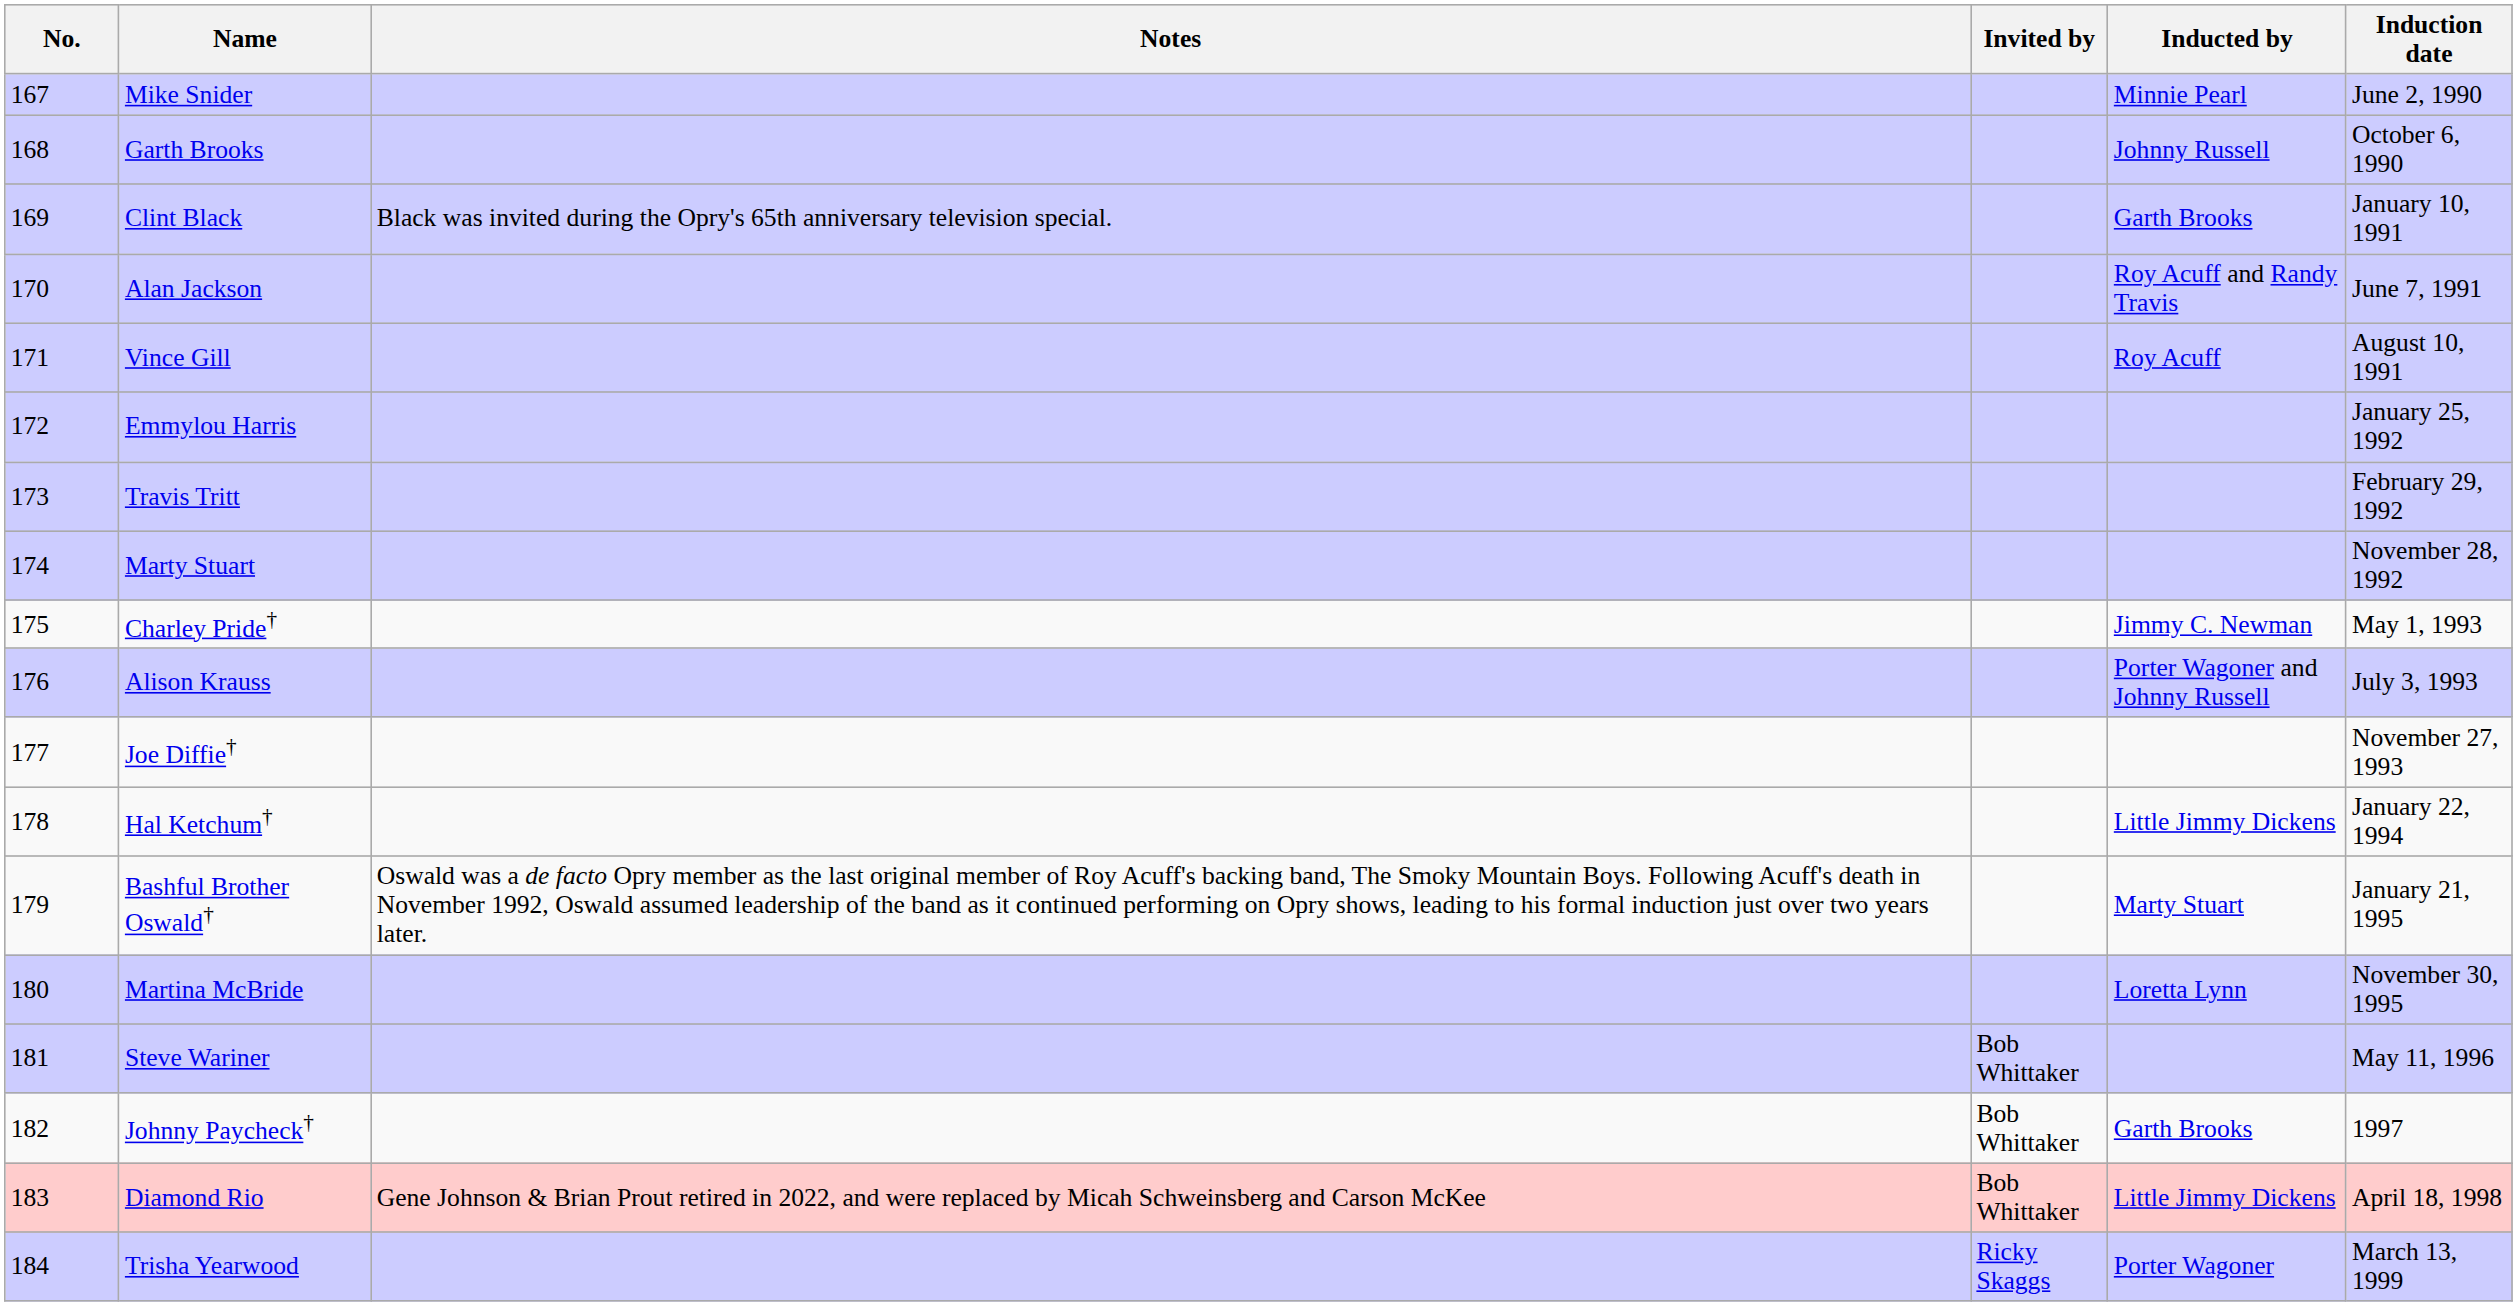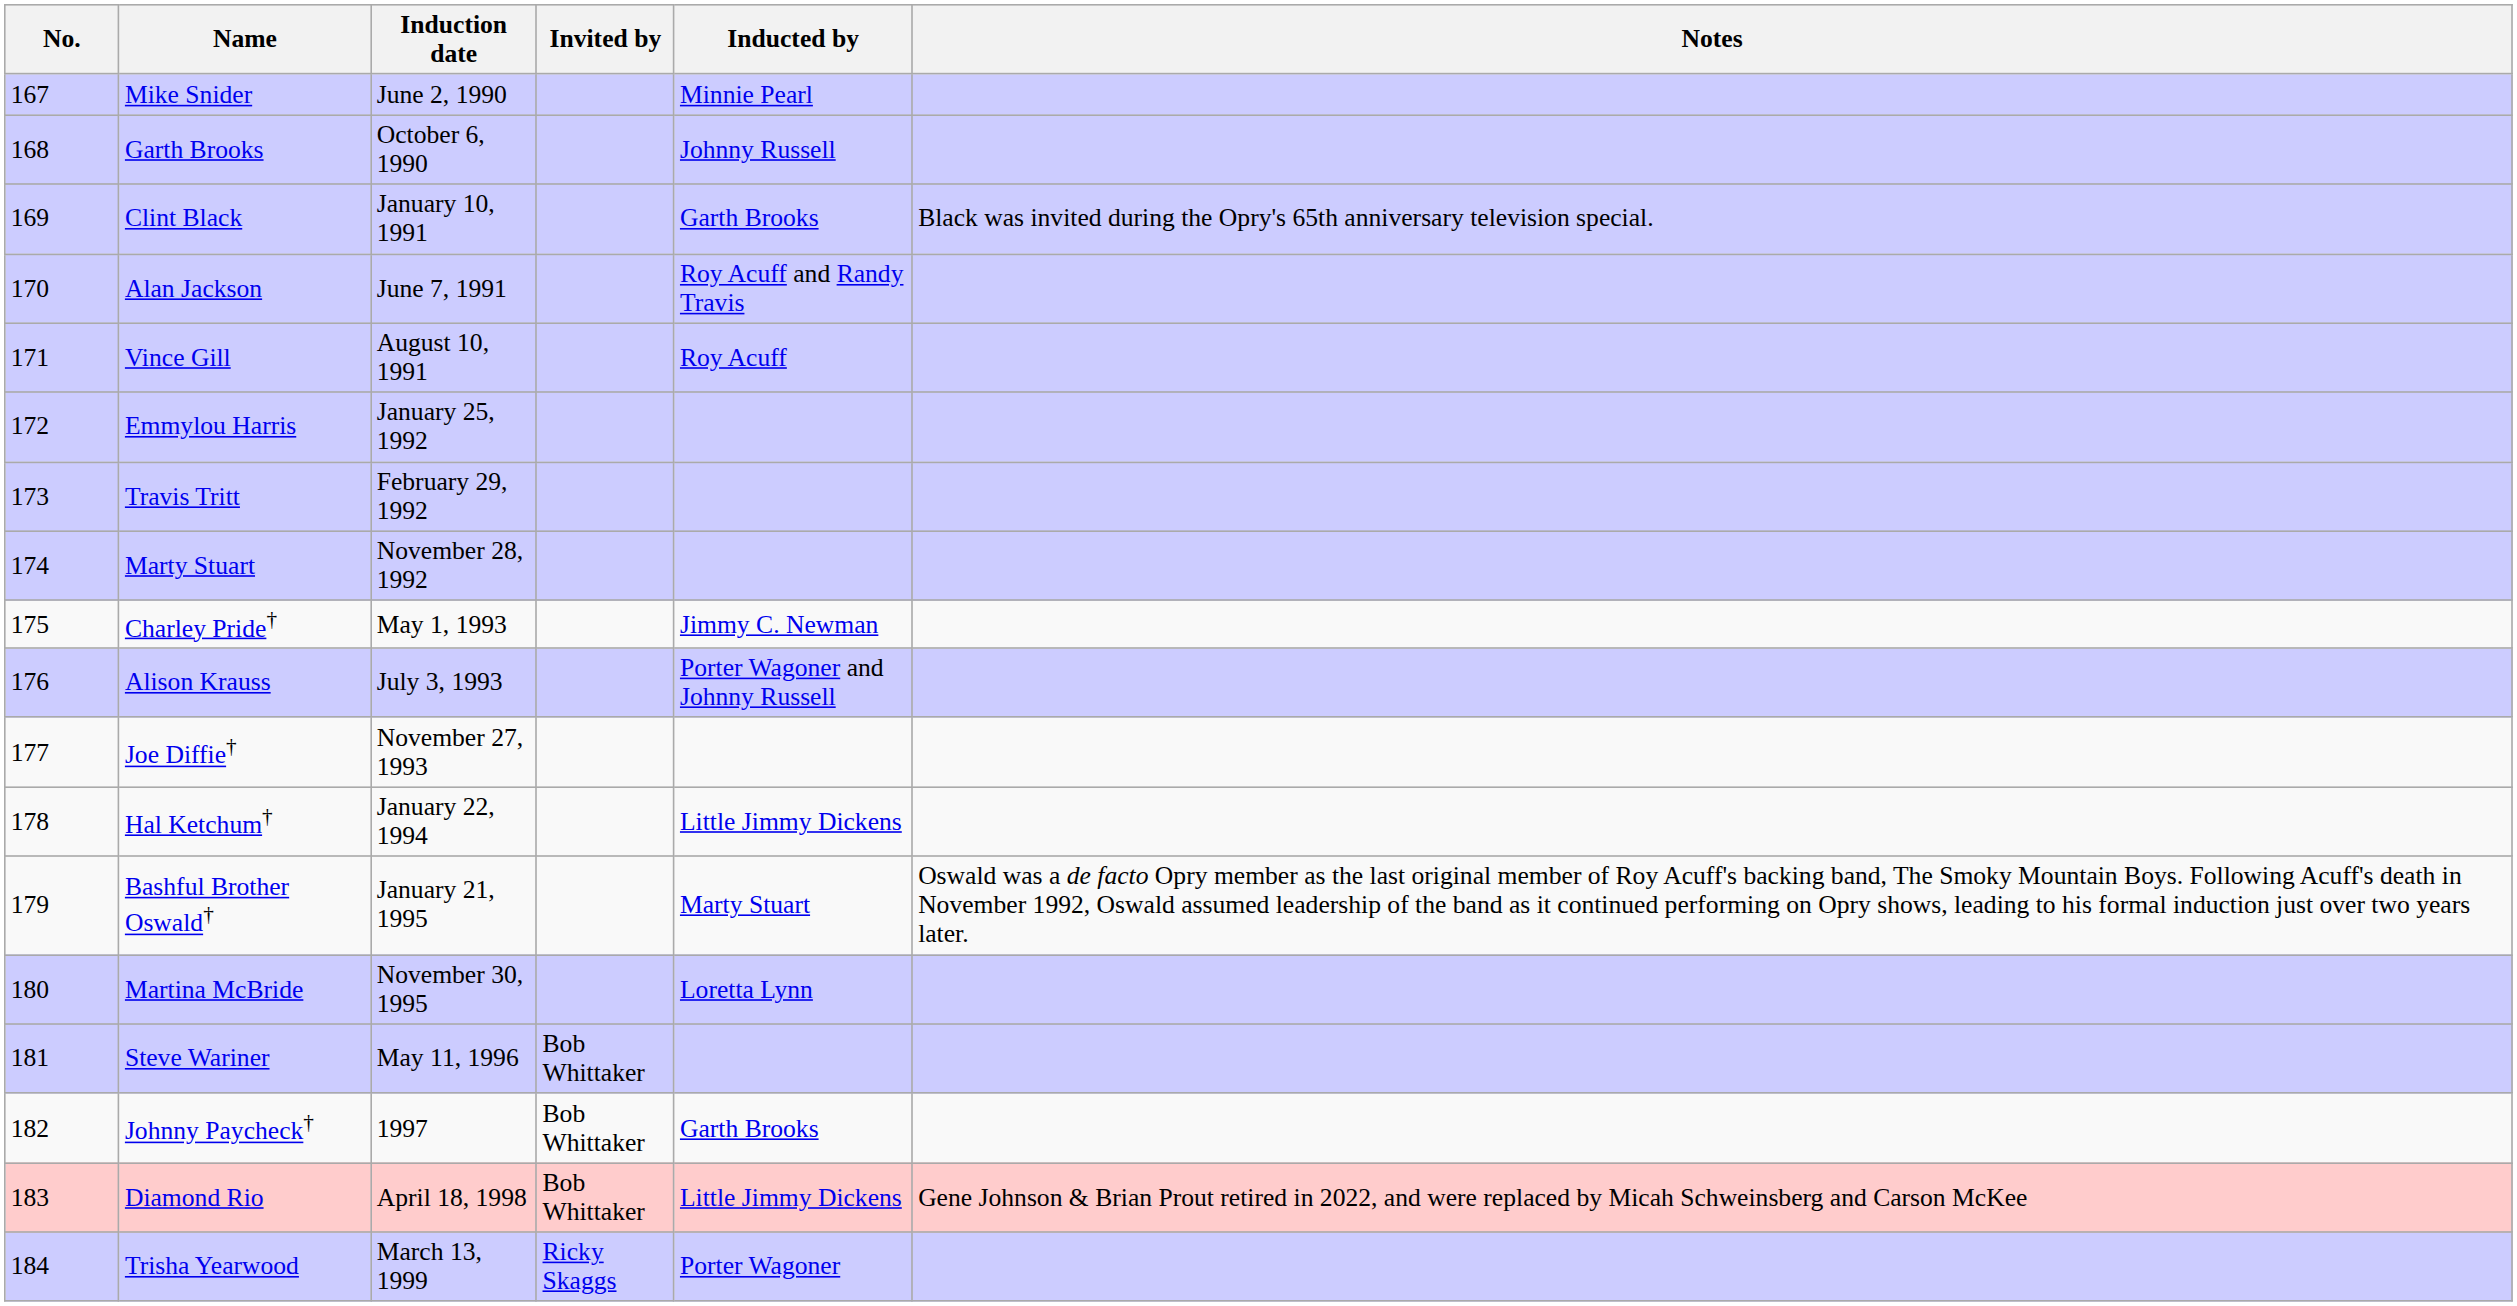columns swapped: (2429, 39) <-> (1171, 39)
